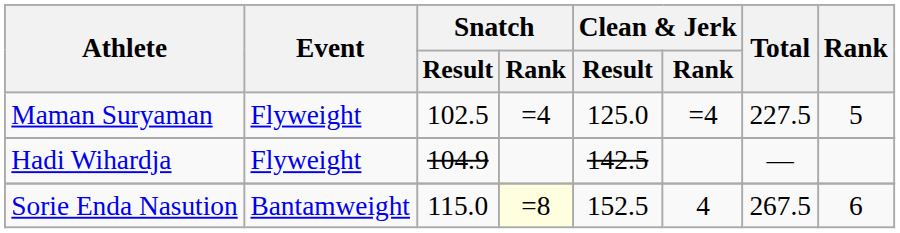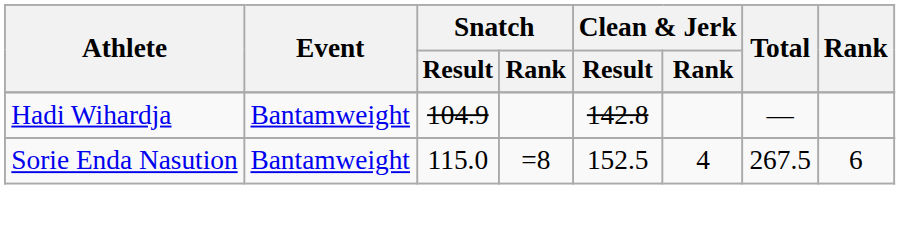- row: (112, 115)
(306, 160) Flyweight -> (330, 115) Bantamweight
(618, 160) 142.5 -> (618, 115) 142.8
(536, 205) lightyellow background -> (536, 160) no background
